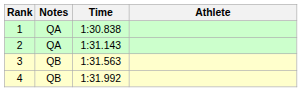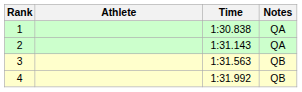columns swapped: (213, 12) <-> (54, 12)
